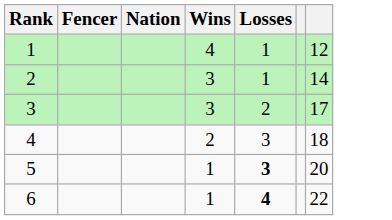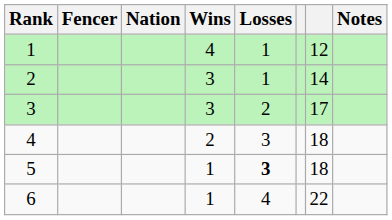+ column: (360, 19)
(319, 169) 20 -> (319, 169) 18
(266, 199) bold -> (266, 199) normal
